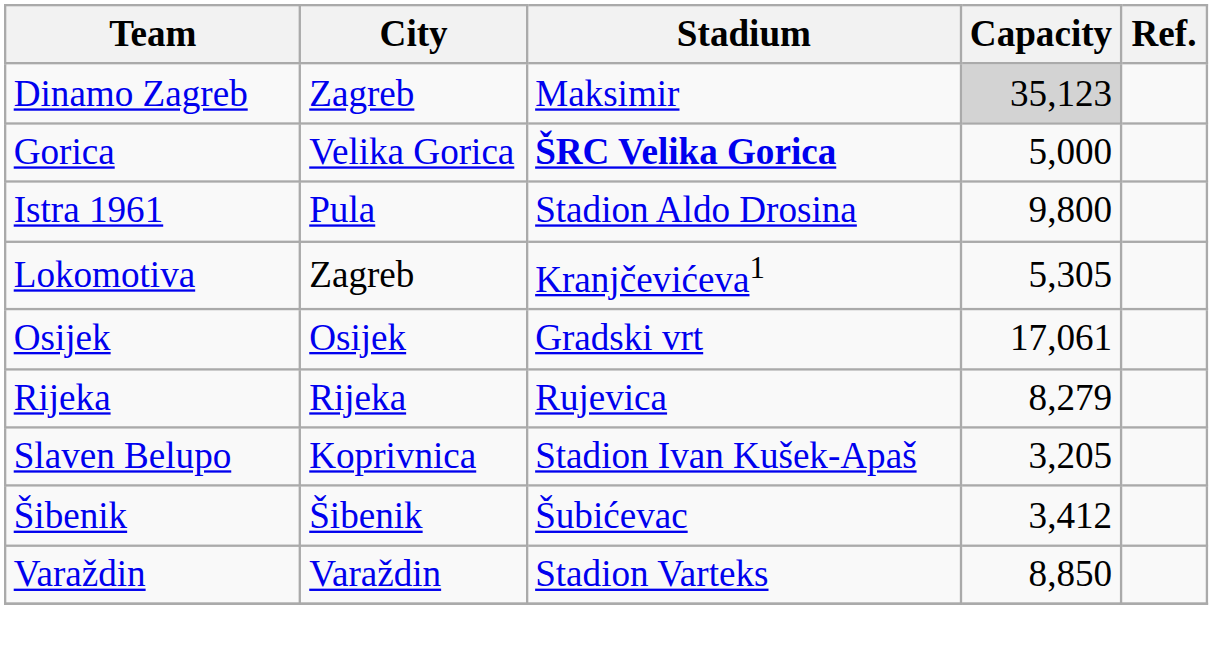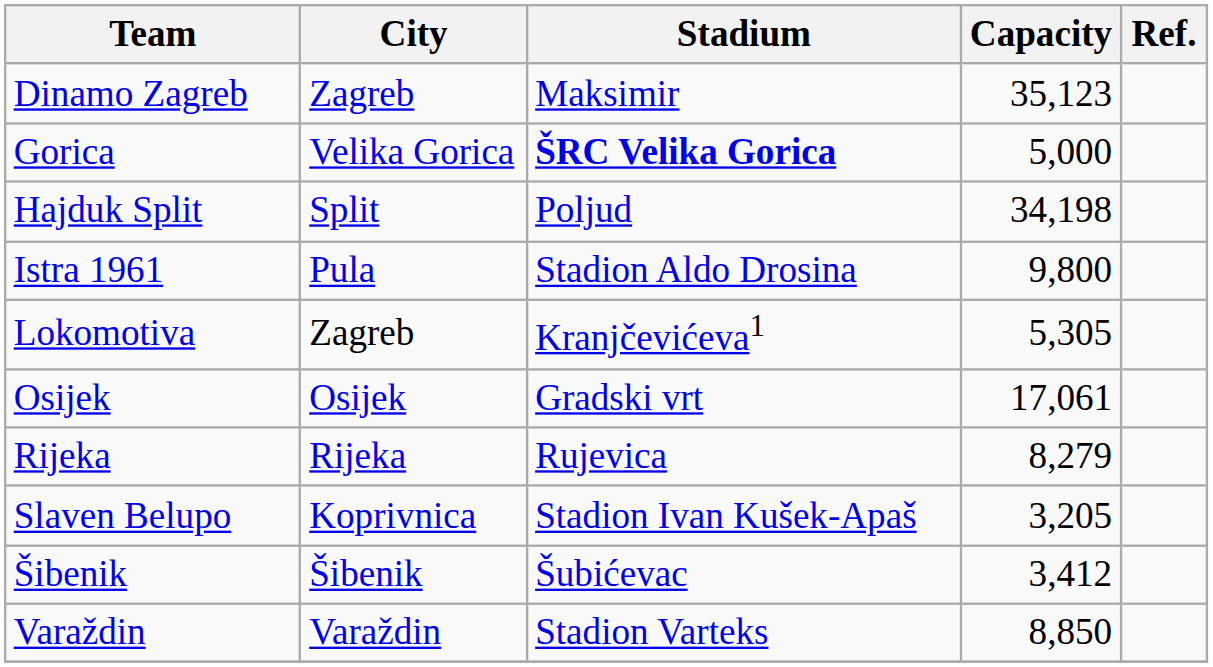(1061, 92) lightgrey background -> (1061, 92) no background
+ row: (108, 210)
